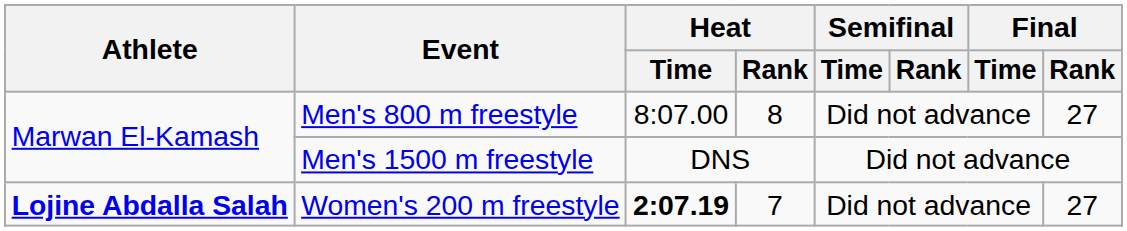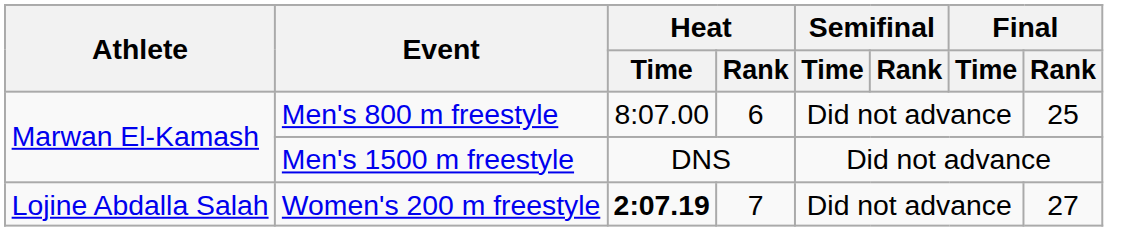(775, 115) 8 -> (756, 115) 6
(1082, 115) 27 -> (1063, 115) 25
(150, 205) bold -> (140, 205) normal
